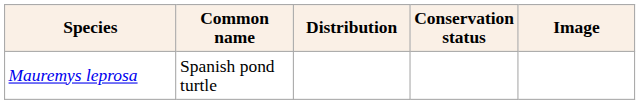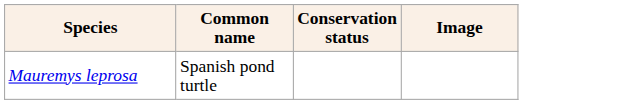- column: (352, 28)
